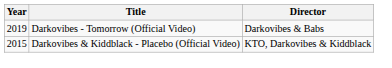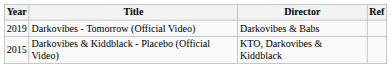+ column: (377, 12)
